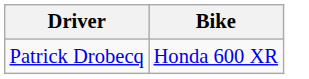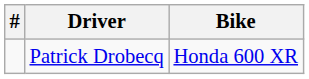+ column: (15, 21)
